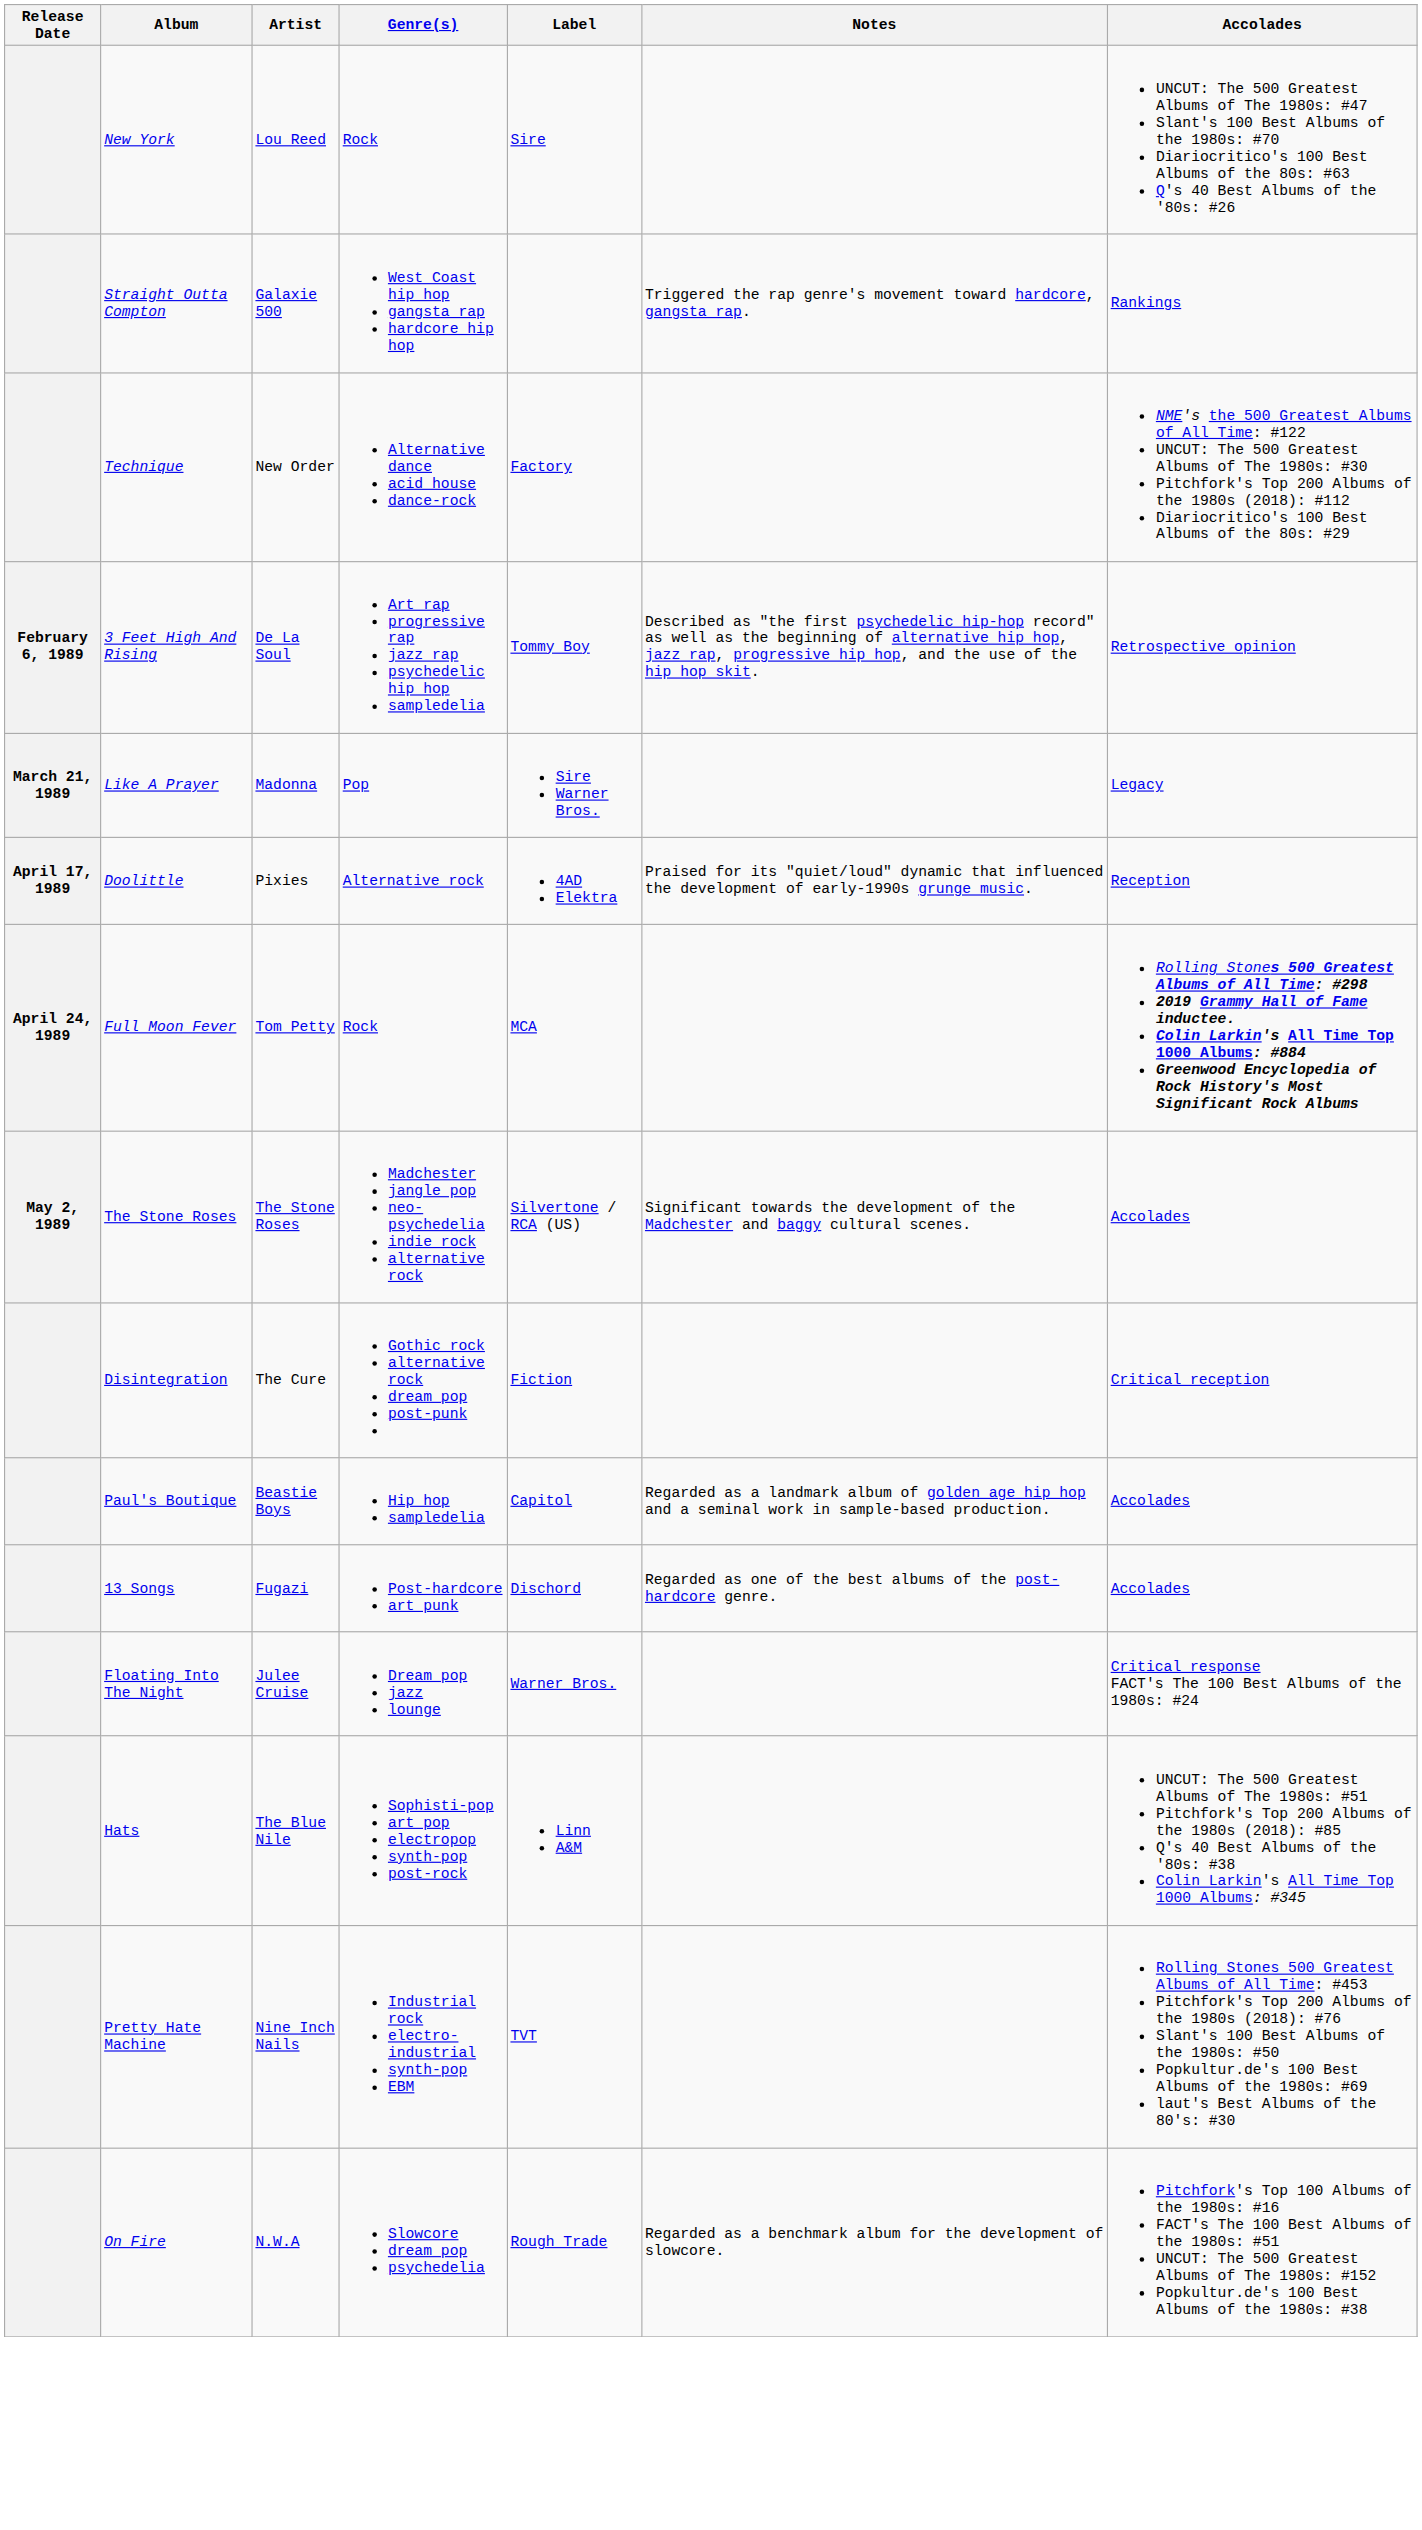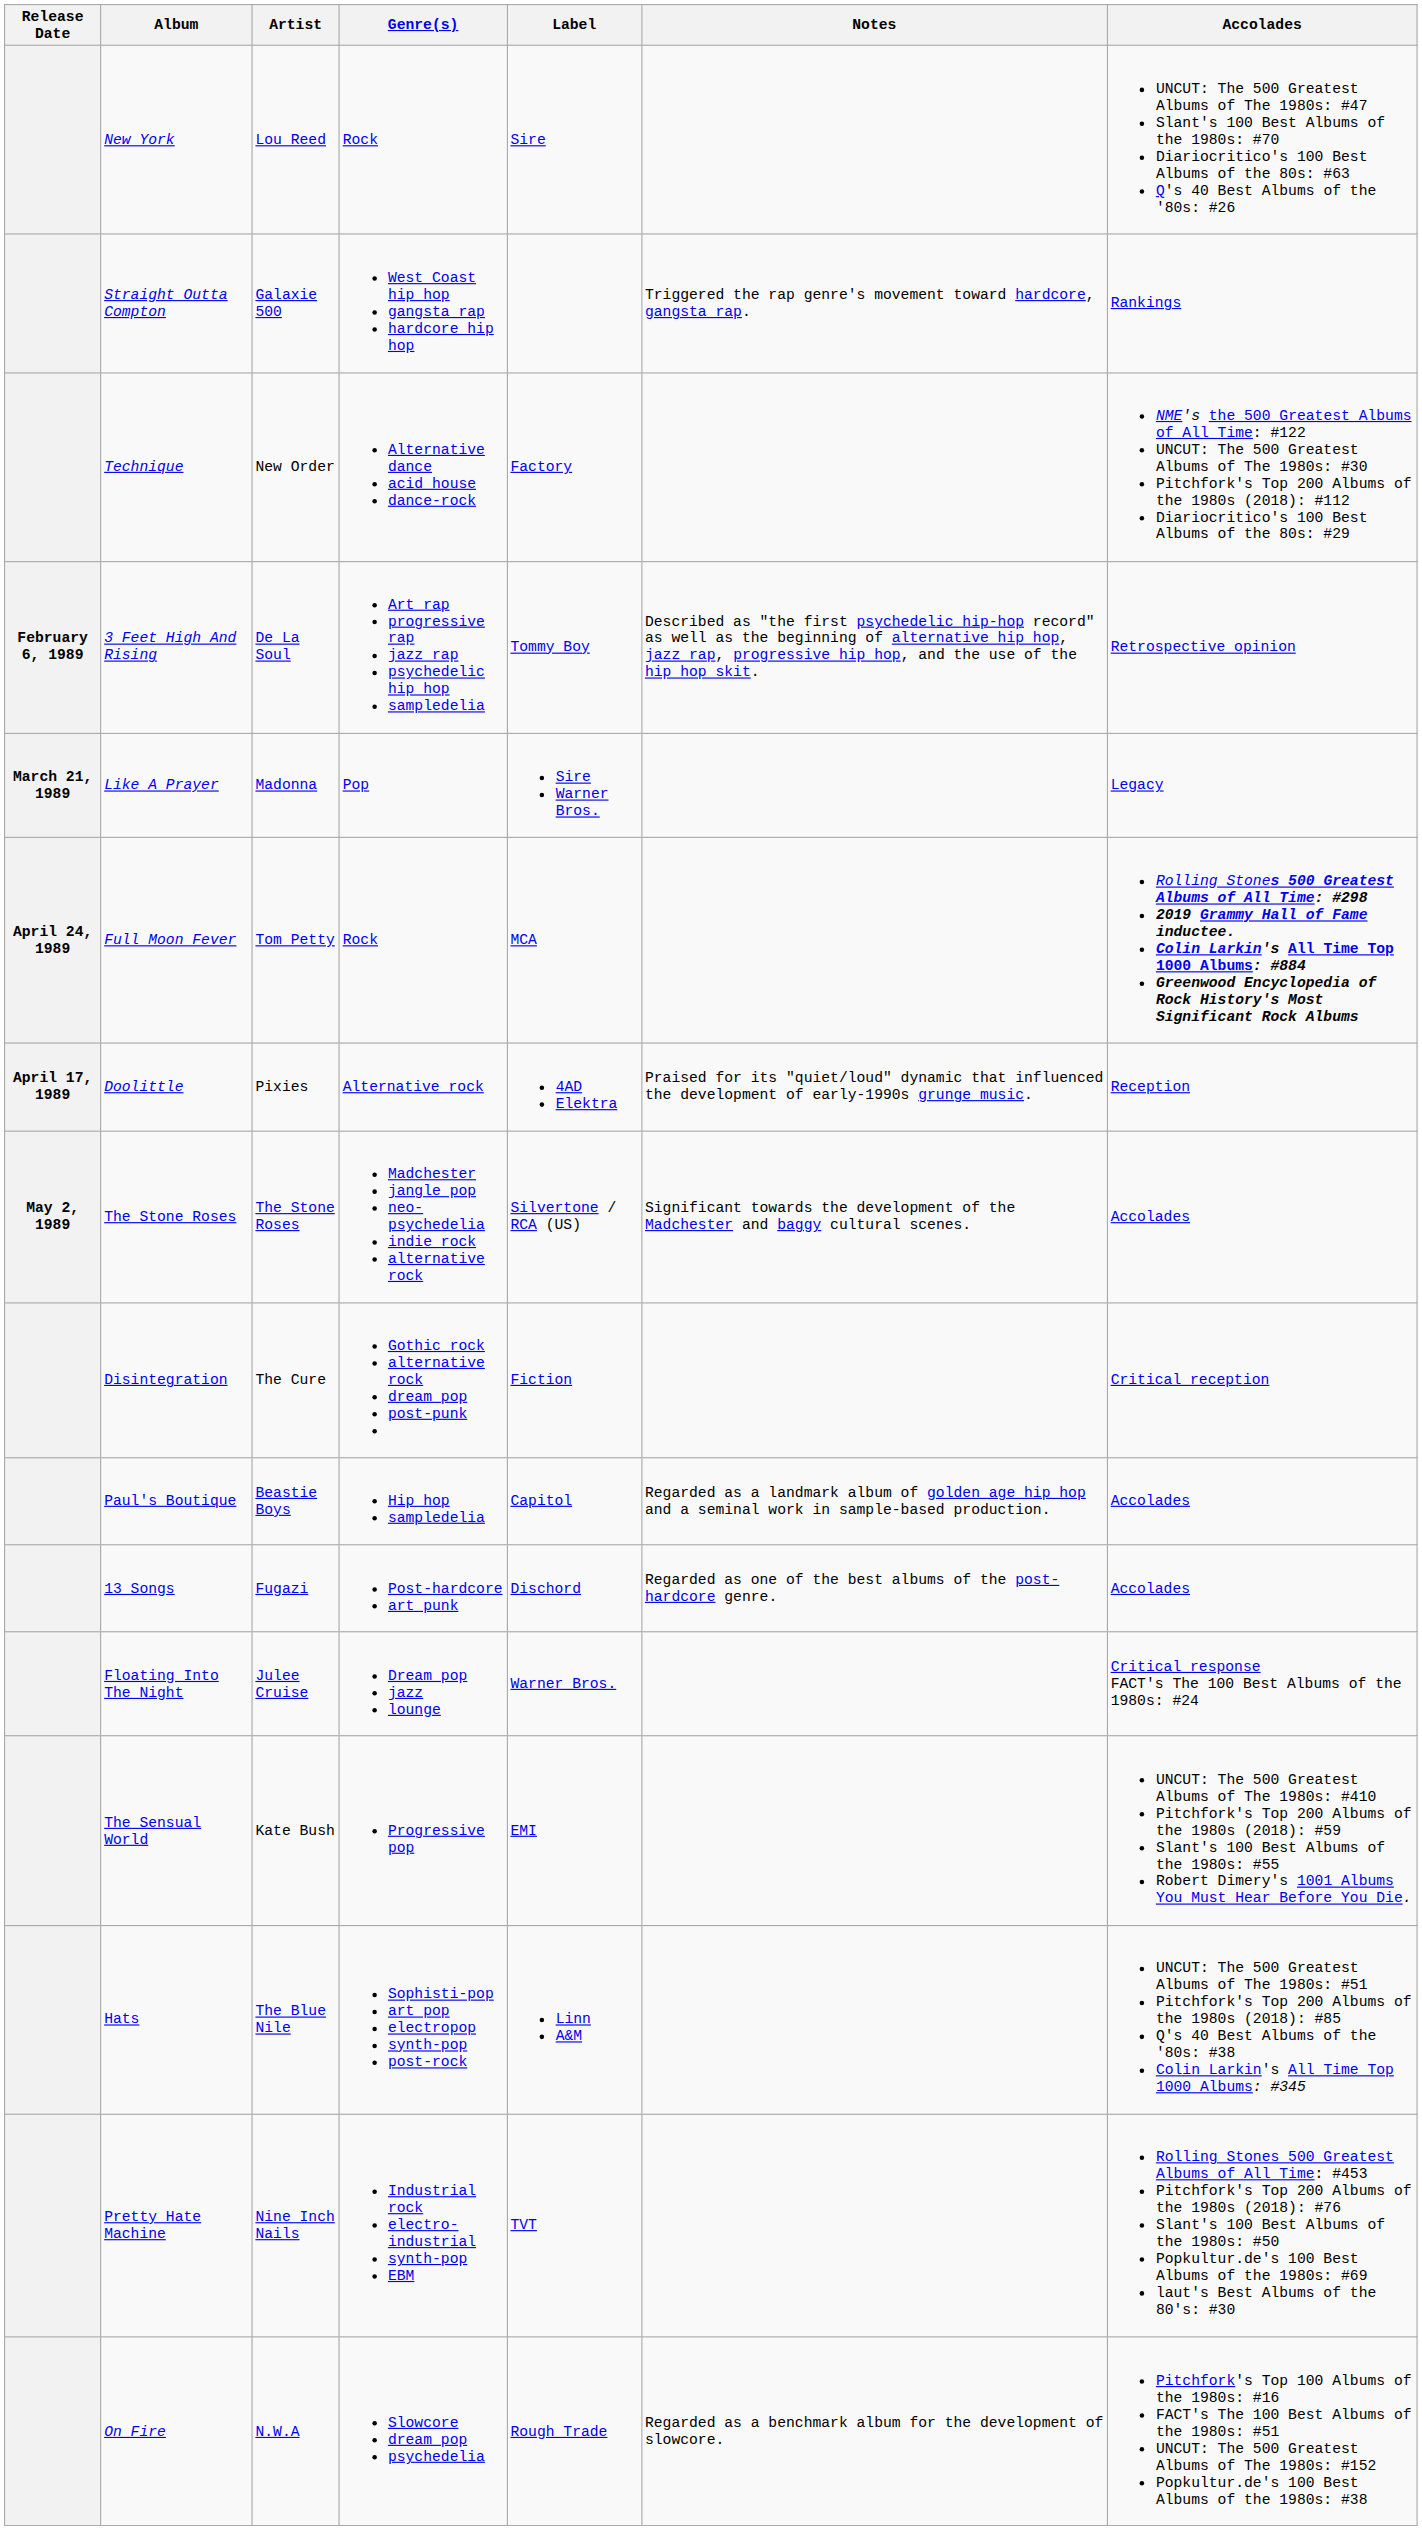rows swapped: (144, 881) <-> (170, 1028)
+ row: (153, 1831)
